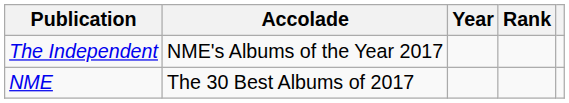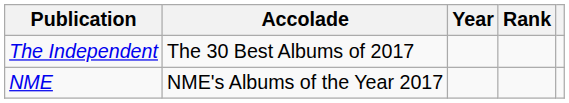(305, 51) NME's Albums of the Year 2017 -> (291, 51) The 30 Best Albums of 2017
(291, 82) The 30 Best Albums of 2017 -> (305, 82) NME's Albums of the Year 2017
